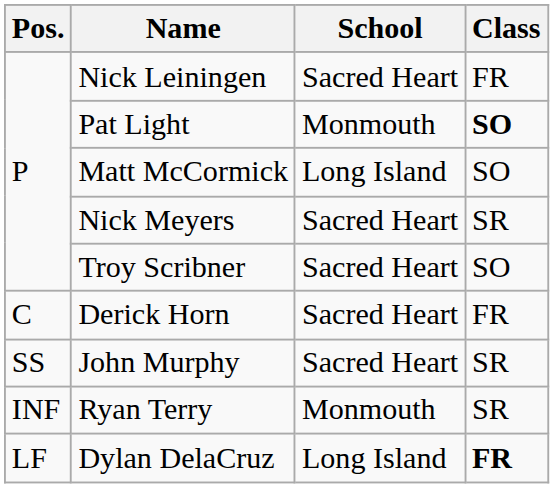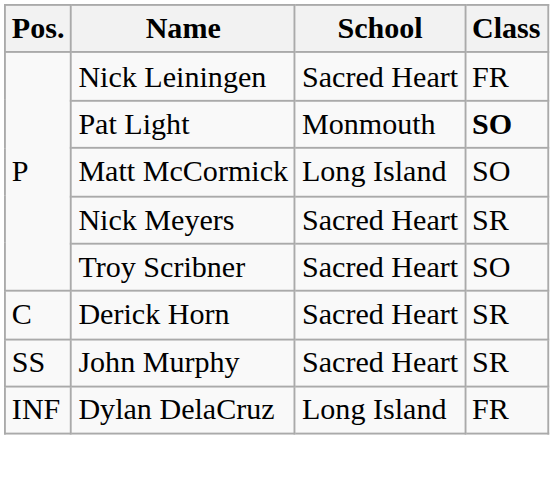(490, 314) FR -> (490, 314) SR
- row: (145, 409)
(29, 457) LF -> (36, 409) INF
(492, 457) bold -> (490, 409) normal
